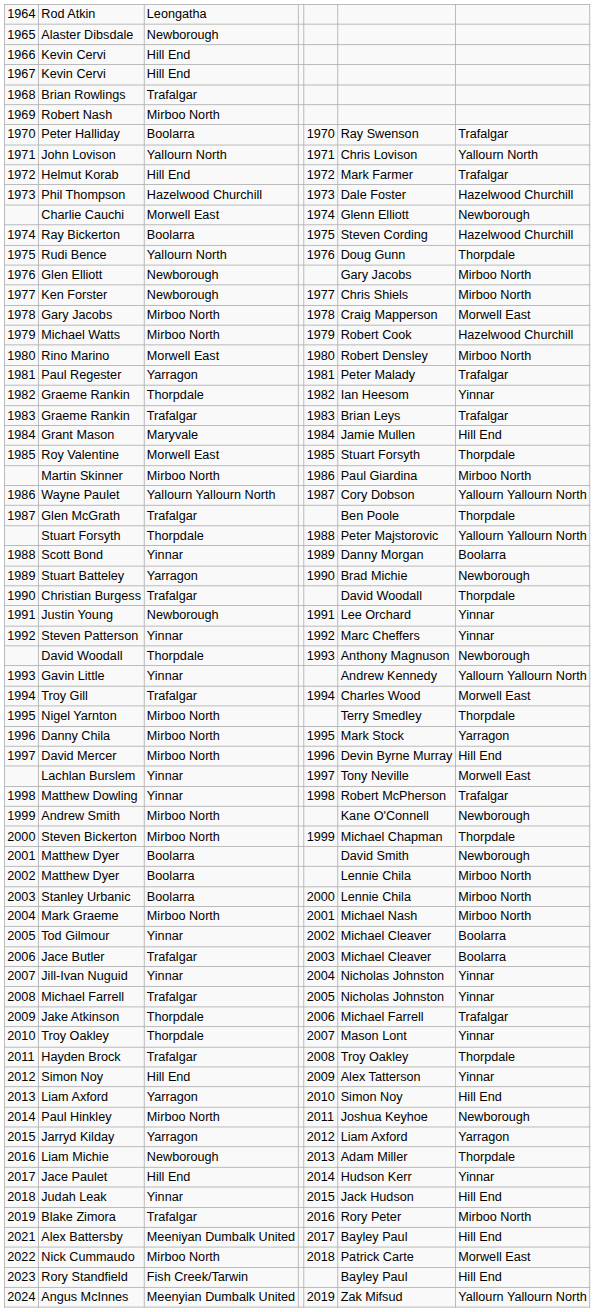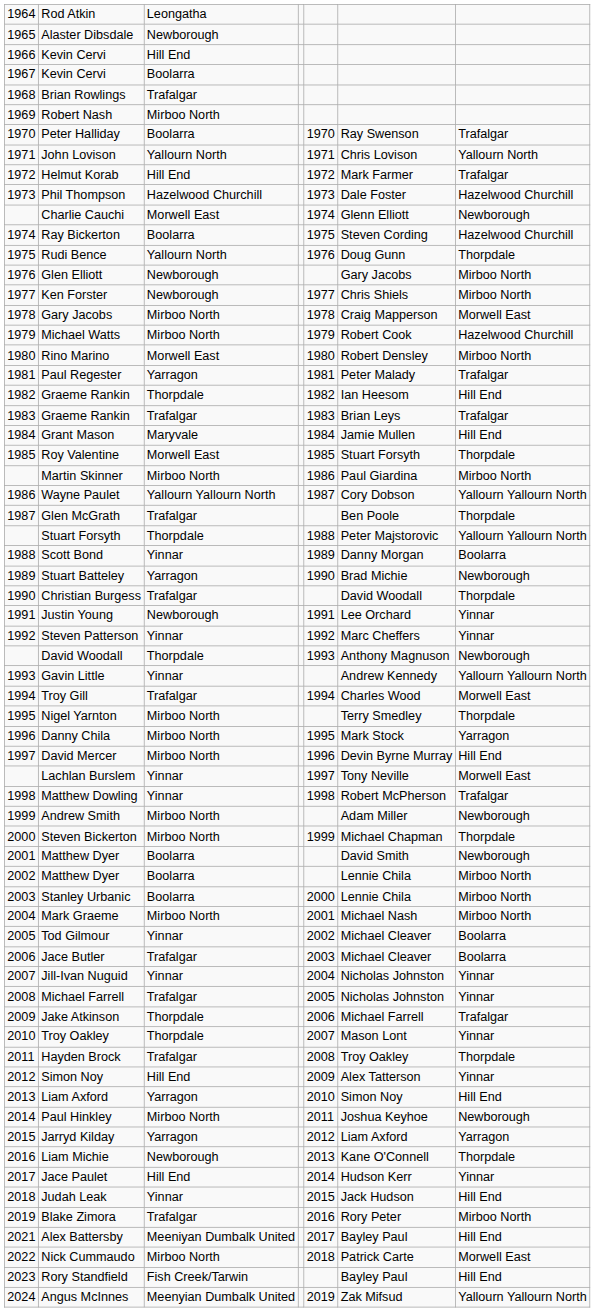(169, 74) Hill End -> (171, 74) Boolarra
(476, 395) Yinnar -> (480, 395) Hill End
(385, 816) Kane O'Connell -> (374, 816) Adam Miller
(374, 1157) Adam Miller -> (385, 1157) Kane O'Connell
